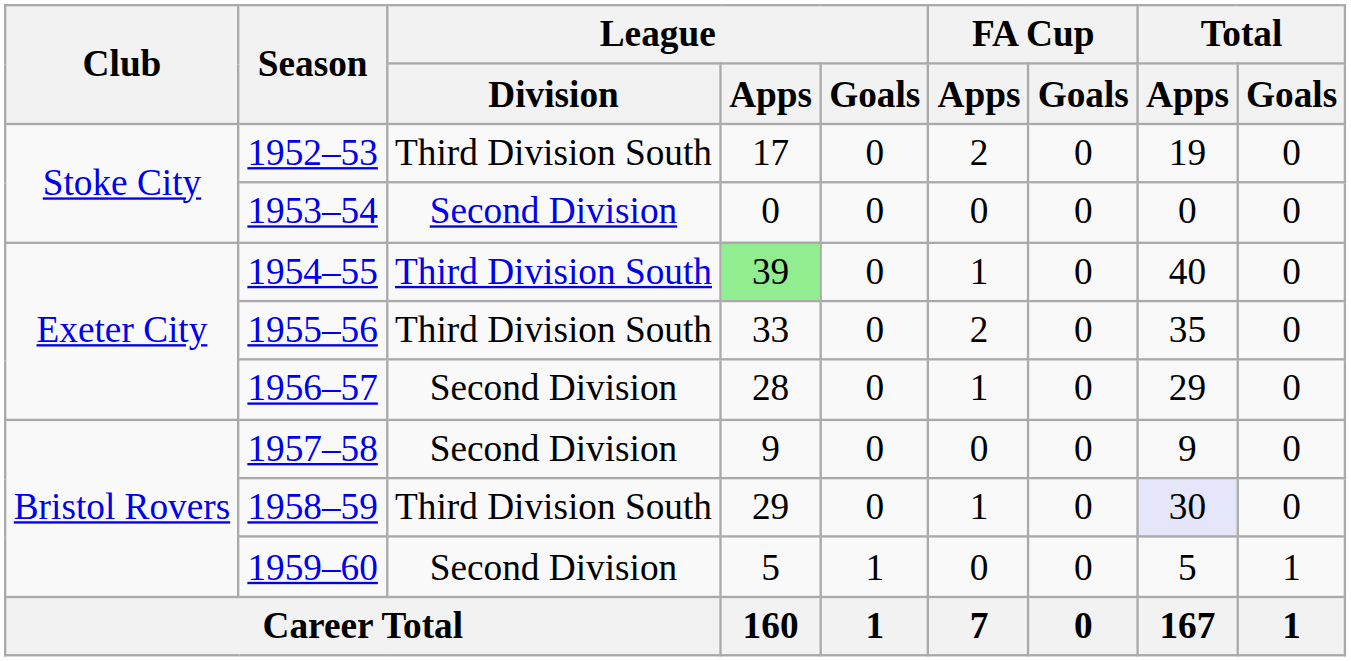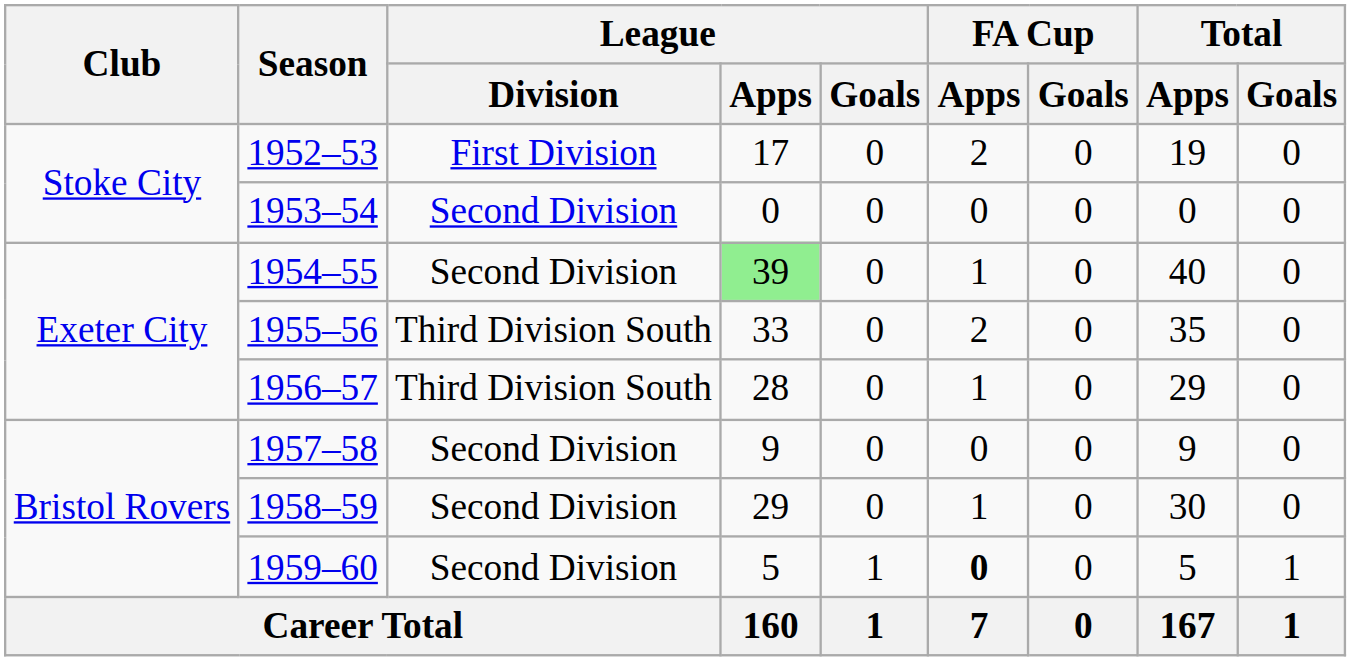(553, 152) Third Division South -> (553, 152) First Division
(553, 270) Third Division South -> (553, 270) Second Division
(553, 388) Second Division -> (553, 388) Third Division South
(553, 507) Third Division South -> (553, 507) Second Division
(1187, 507) lavender background -> (1187, 507) no background
(979, 566) normal -> (979, 566) bold
